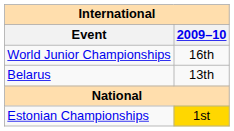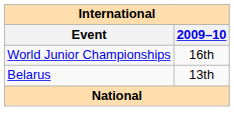- row: (78, 116)
